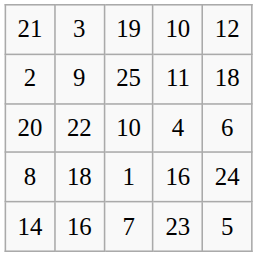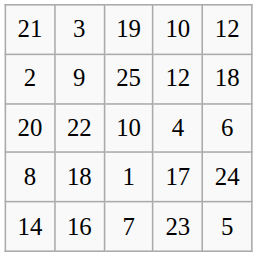(178, 78) 11 -> (178, 78) 12
(178, 176) 16 -> (178, 176) 17
